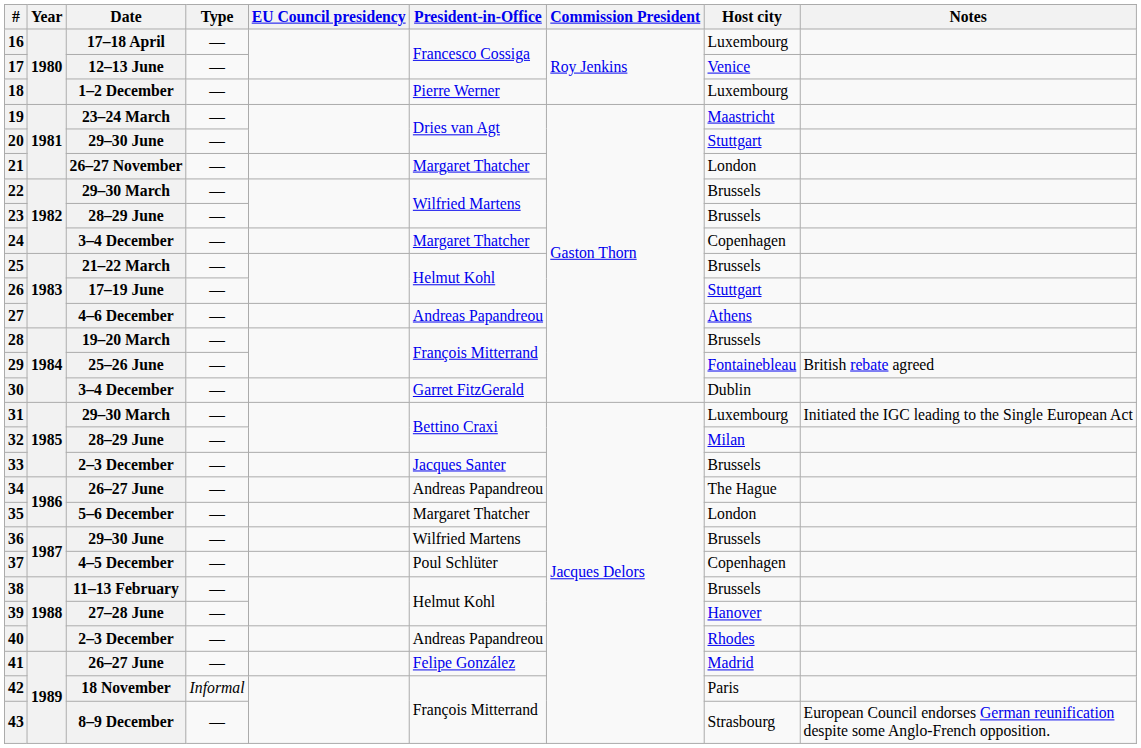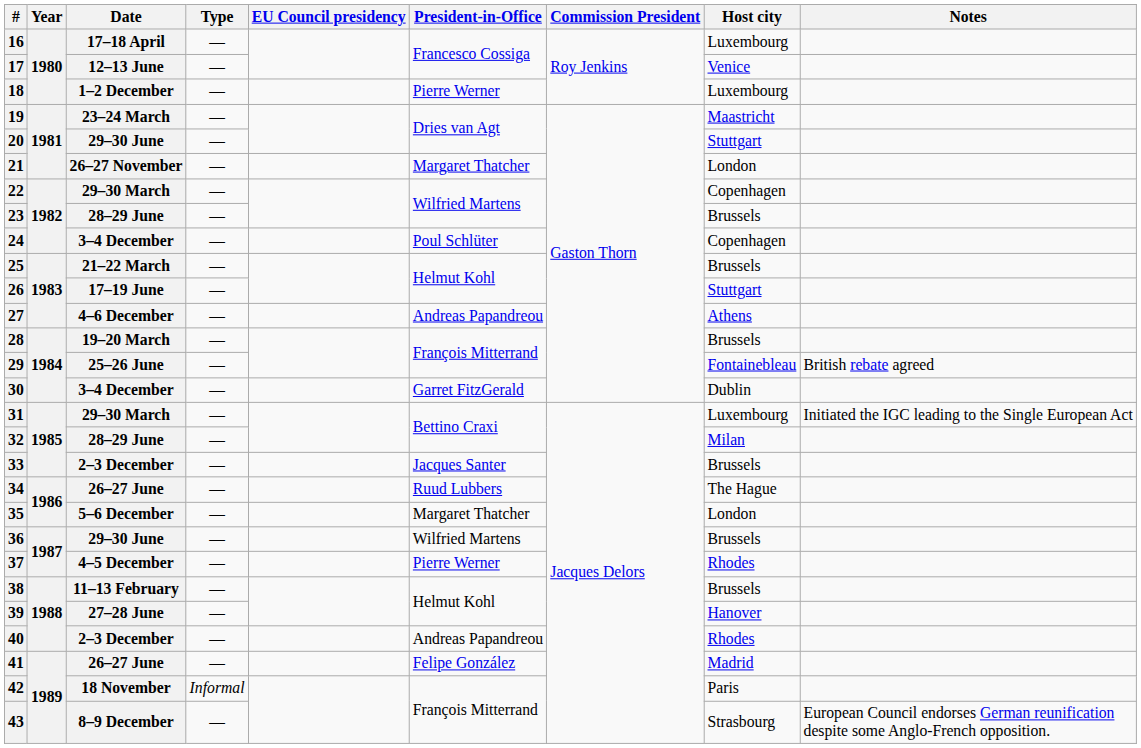(734, 191) Brussels -> (747, 191) Copenhagen
(471, 240) Margaret Thatcher -> (455, 240) Poul Schlüter
(478, 489) Andreas Papandreou -> (458, 489) Ruud Lubbers
(455, 564) Poul Schlüter -> (456, 564) Pierre Werner
(747, 564) Copenhagen -> (731, 564) Rhodes
